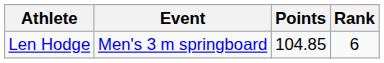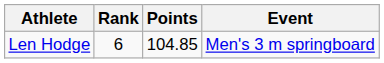columns swapped: (183, 18) <-> (354, 18)
